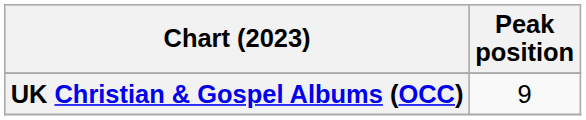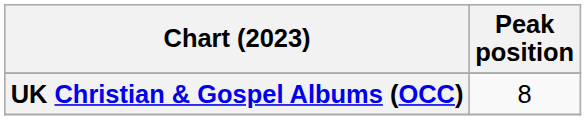(525, 93) 9 -> (525, 93) 8
